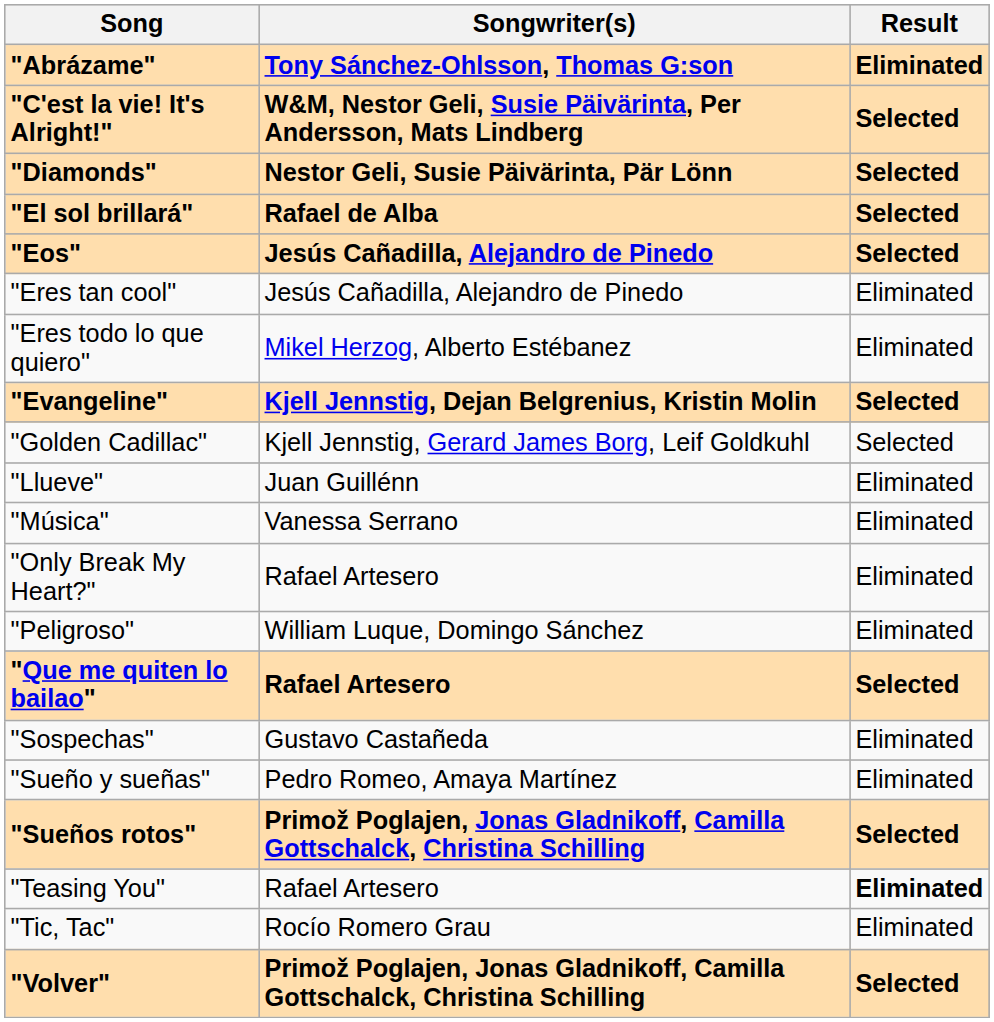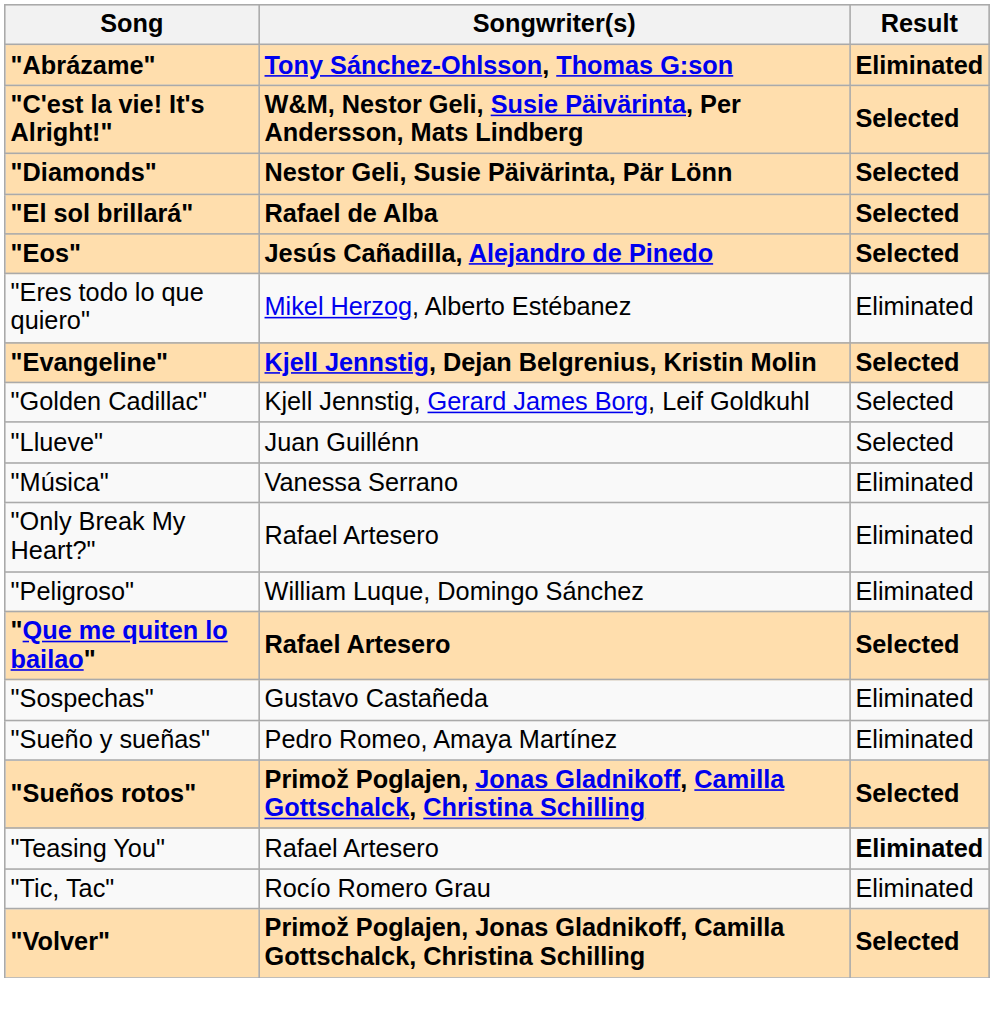- row: (93, 293)
(914, 482) Eliminated -> (905, 442) Selected
